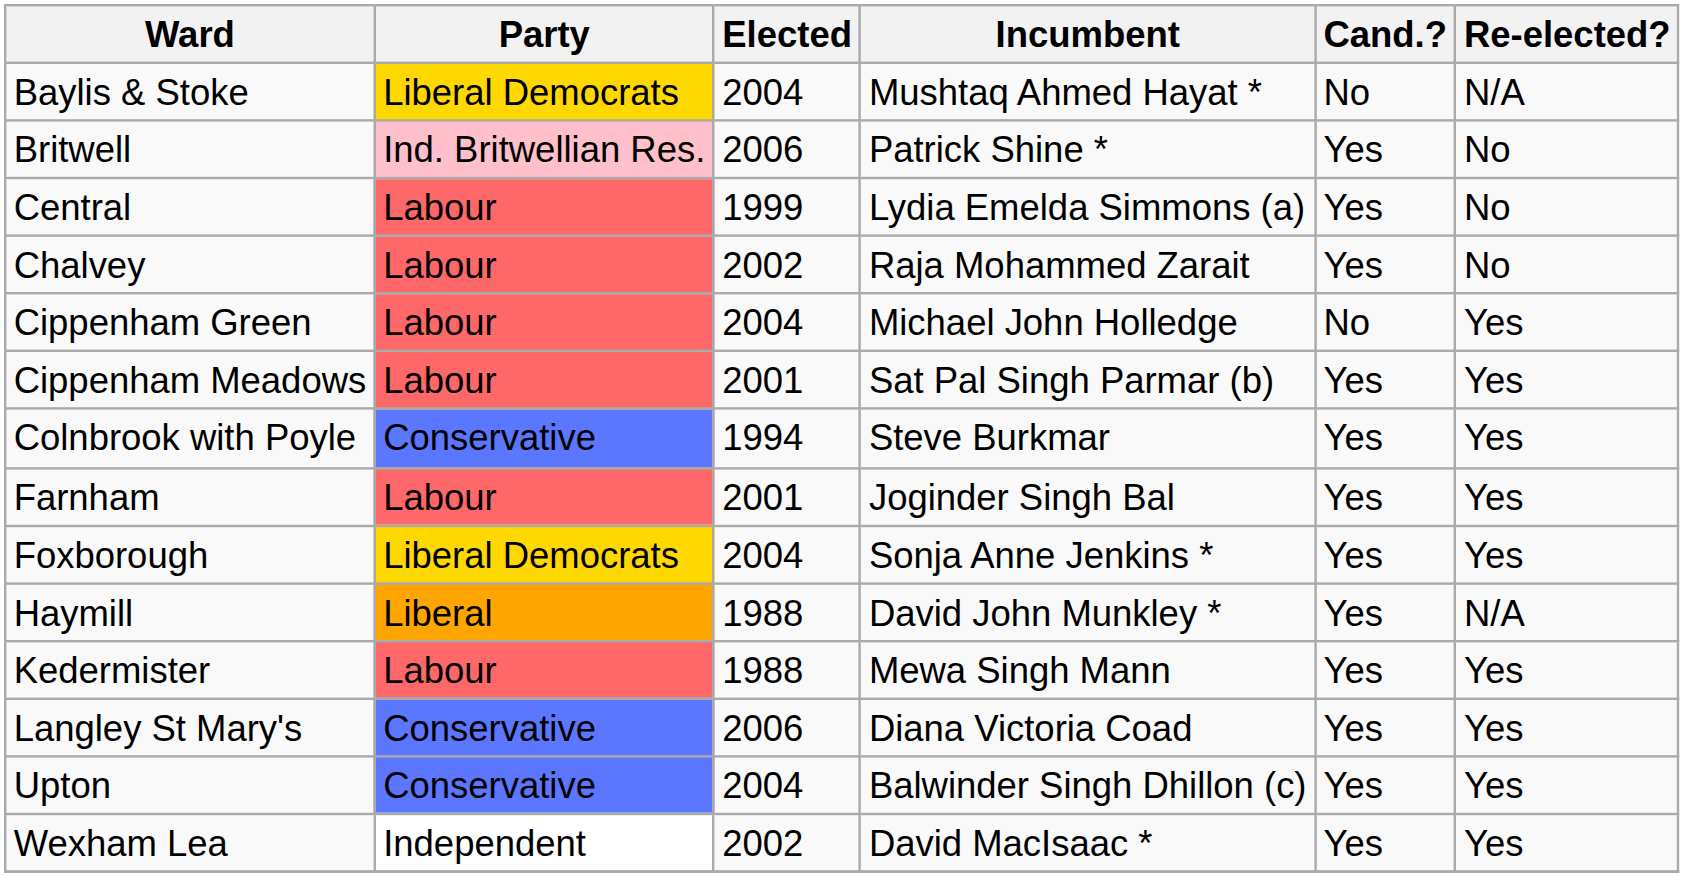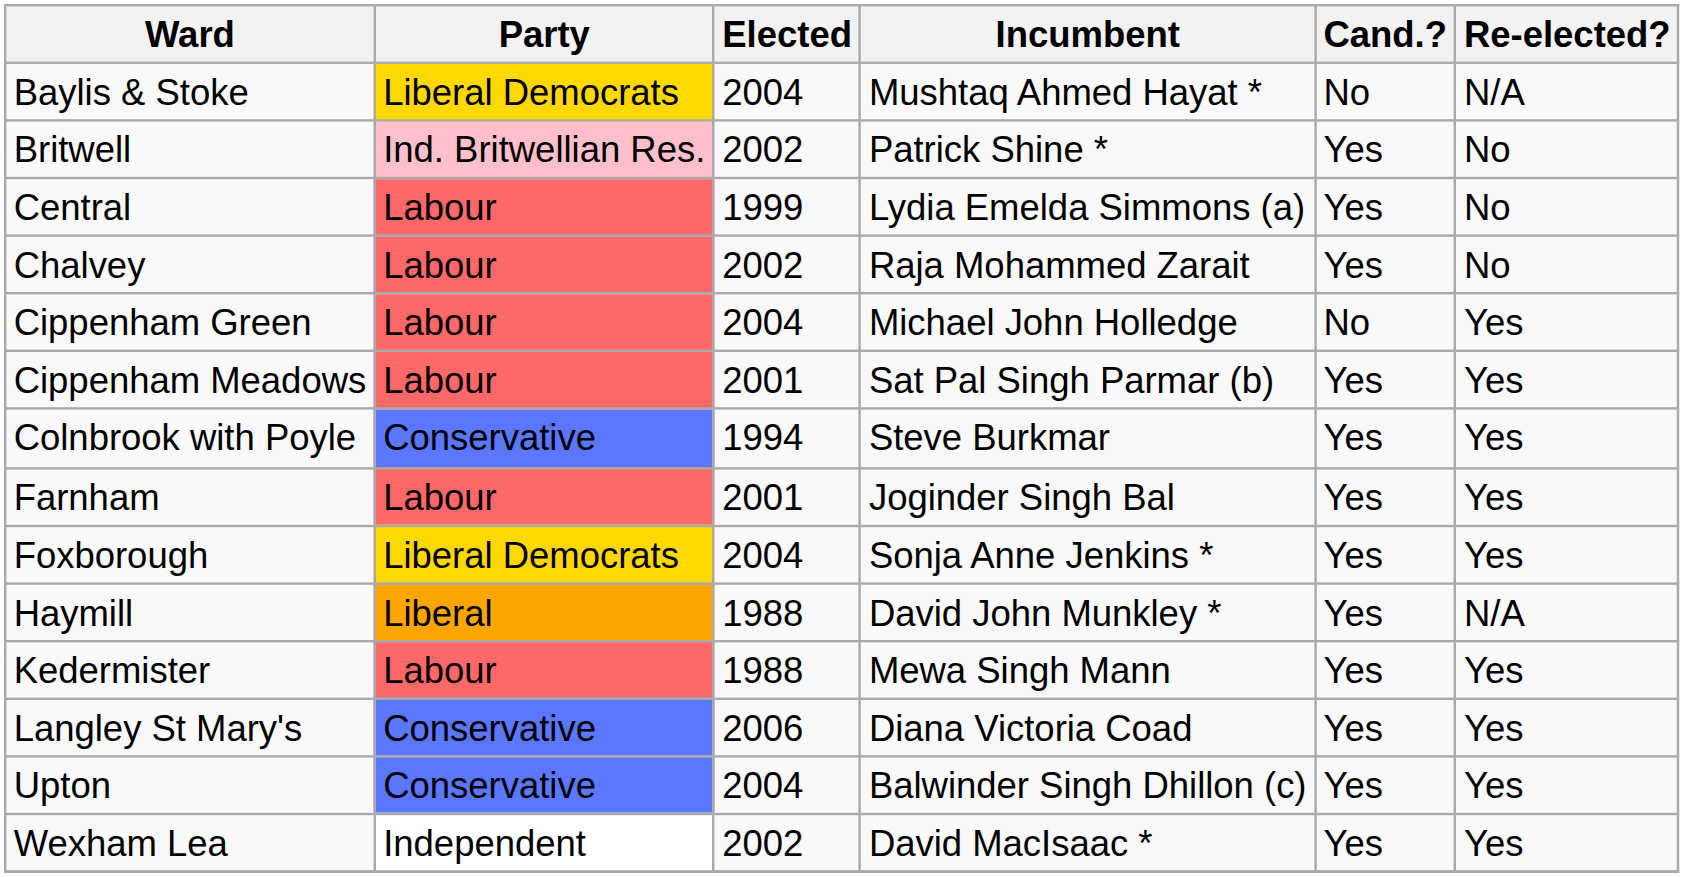(763, 150) 2006 -> (763, 150) 2002
